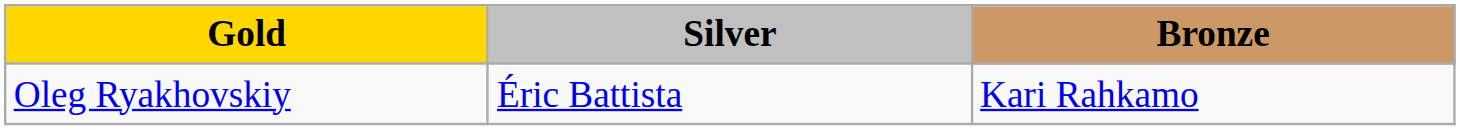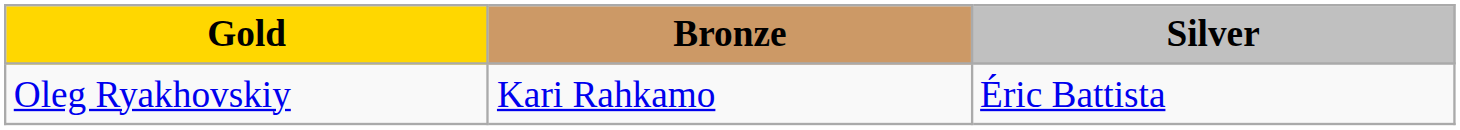columns swapped: (730, 34) <-> (1213, 34)
